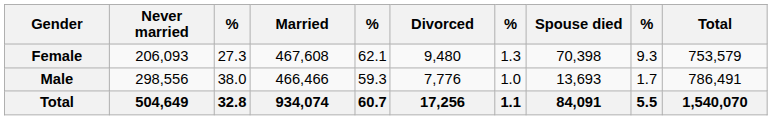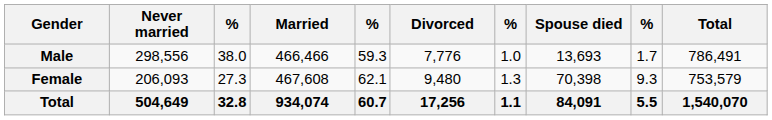rows swapped: (57, 79) <-> (57, 56)
